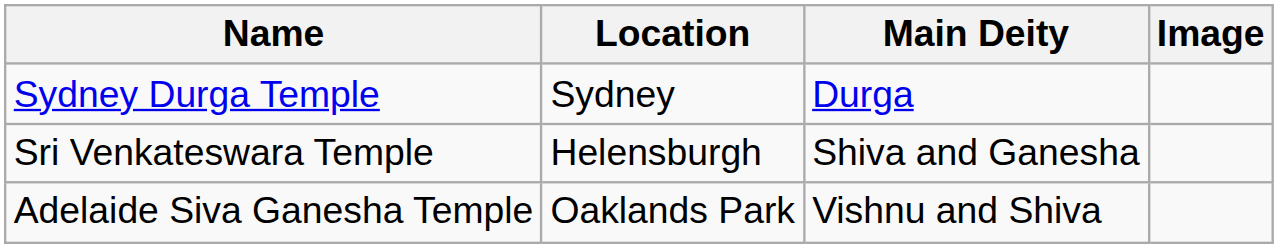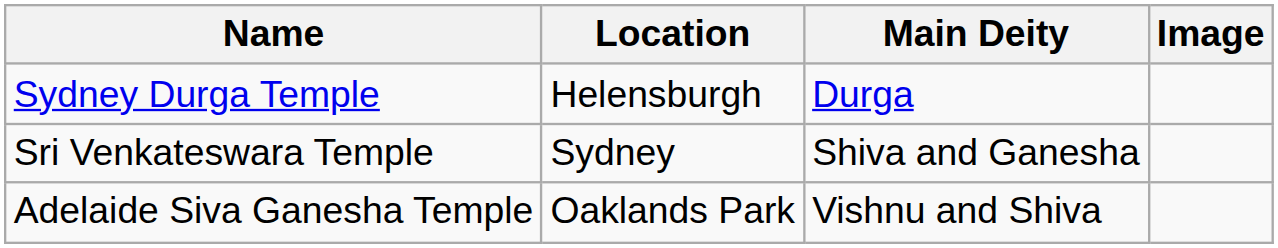(613, 93) Sydney -> (656, 93) Helensburgh
(656, 152) Helensburgh -> (613, 152) Sydney
